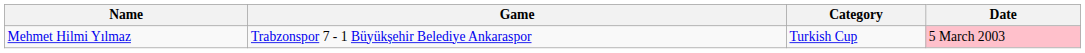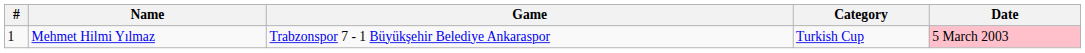+ column: (16, 15)
